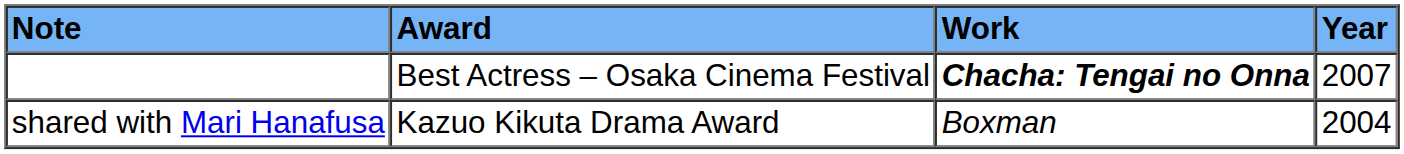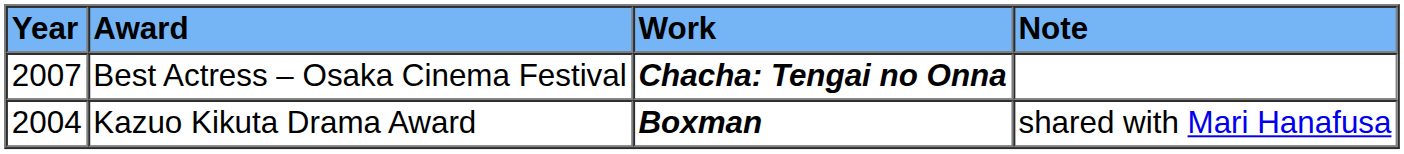columns swapped: (1355, 28) <-> (47, 28)
(999, 123) normal -> (700, 123) bold
